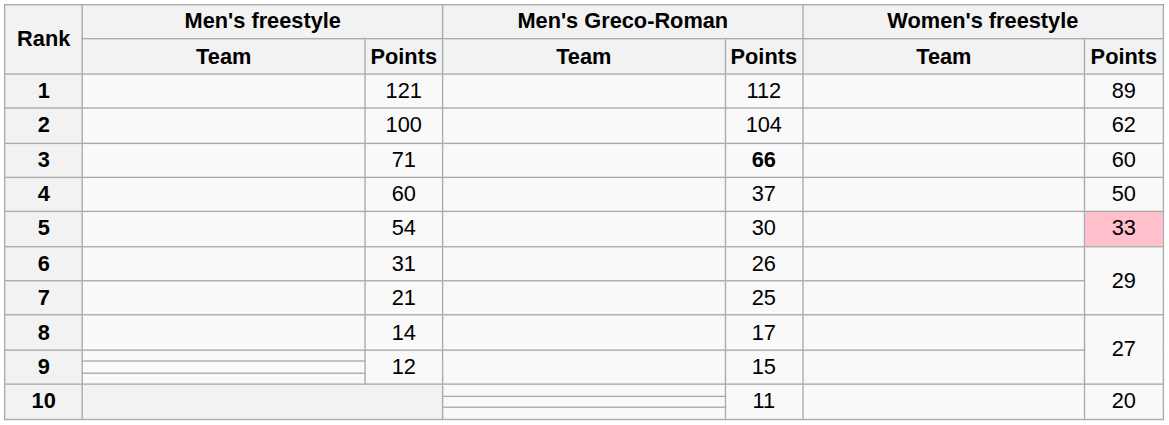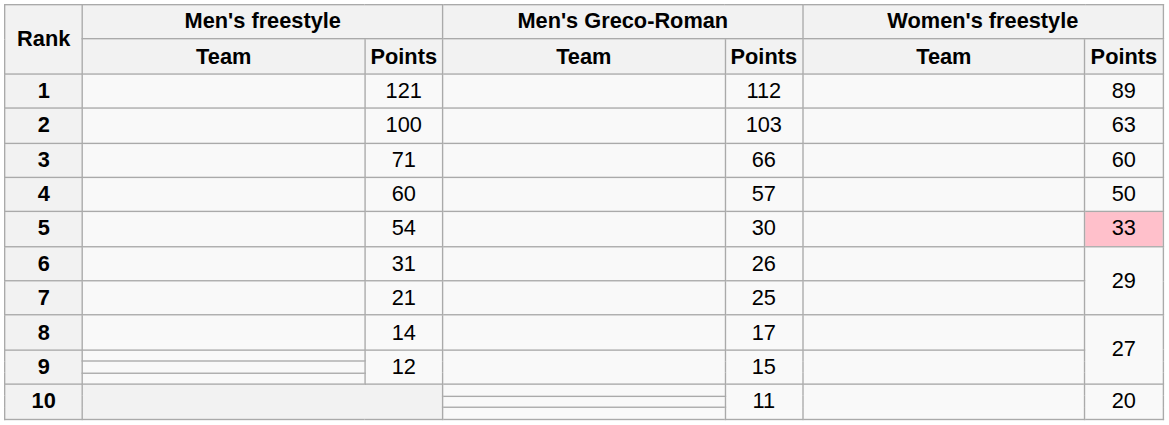(764, 125) 104 -> (764, 125) 103
(1124, 125) 62 -> (1124, 125) 63
(764, 159) bold -> (764, 159) normal
(764, 194) 37 -> (764, 194) 57
